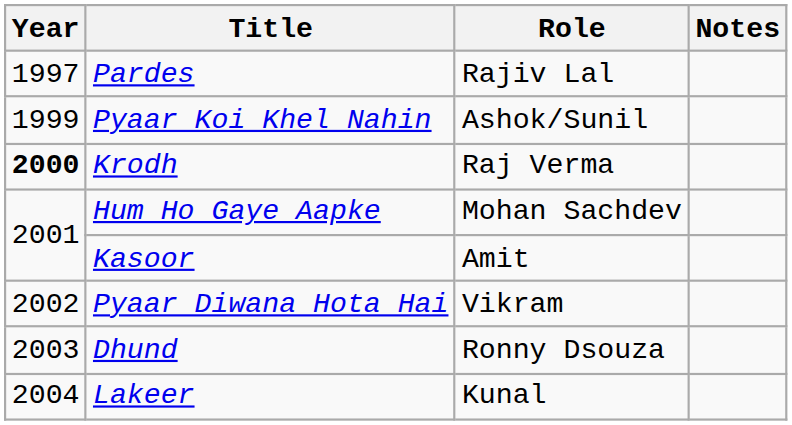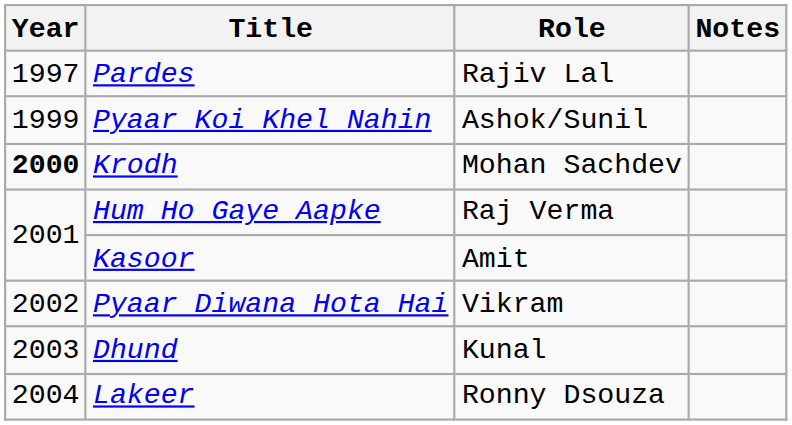(538, 166) Raj Verma -> (572, 166) Mohan Sachdev
(572, 212) Mohan Sachdev -> (538, 212) Raj Verma
(563, 350) Ronny Dsouza -> (504, 350) Kunal
(504, 396) Kunal -> (563, 396) Ronny Dsouza
